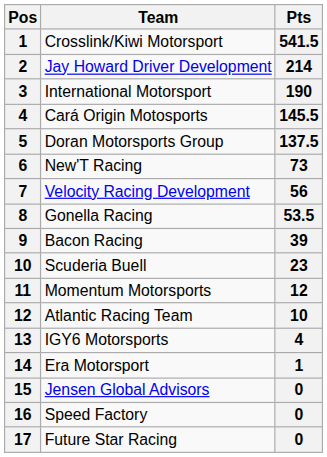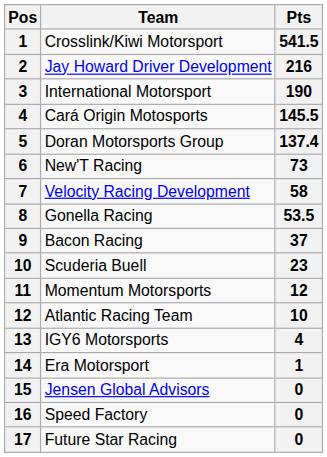(299, 66) 214 -> (299, 66) 216
(299, 141) 137.5 -> (299, 141) 137.4
(299, 191) 56 -> (299, 191) 58
(299, 240) 39 -> (299, 240) 37
